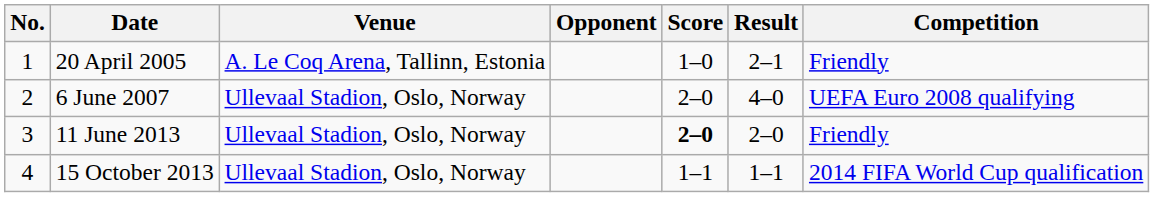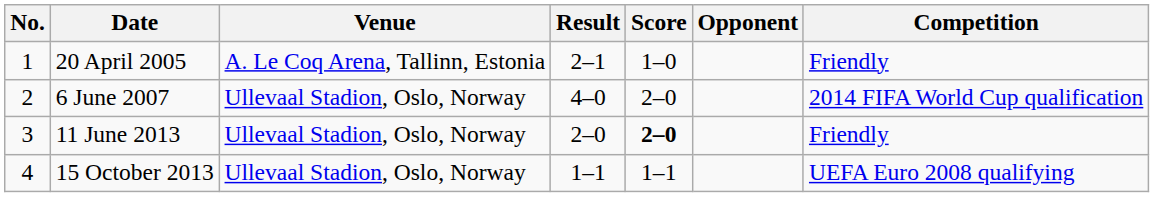columns swapped: (606, 23) <-> (766, 23)
(942, 97) UEFA Euro 2008 qualifying -> (976, 97) 2014 FIFA World Cup qualification
(976, 172) 2014 FIFA World Cup qualification -> (942, 172) UEFA Euro 2008 qualifying
